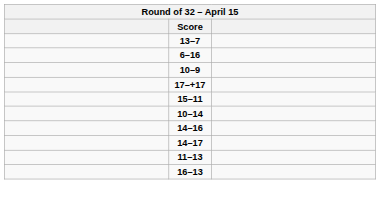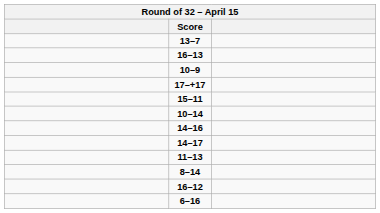rows swapped: (190, 56) <-> (190, 172)
+ row: (190, 172)
+ row: (190, 187)
